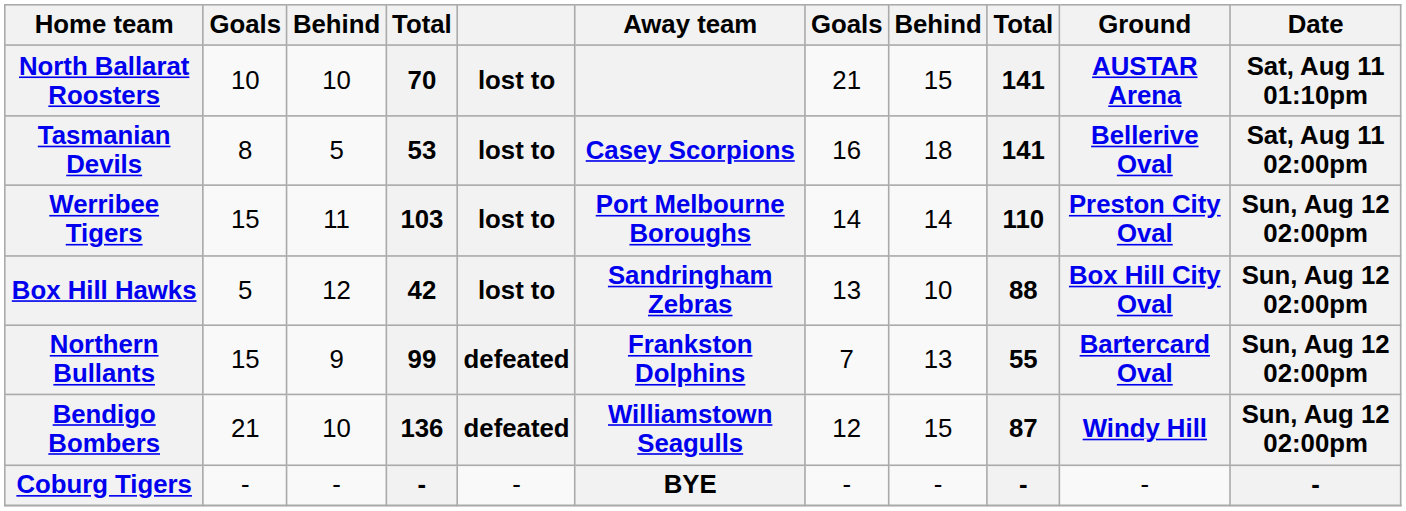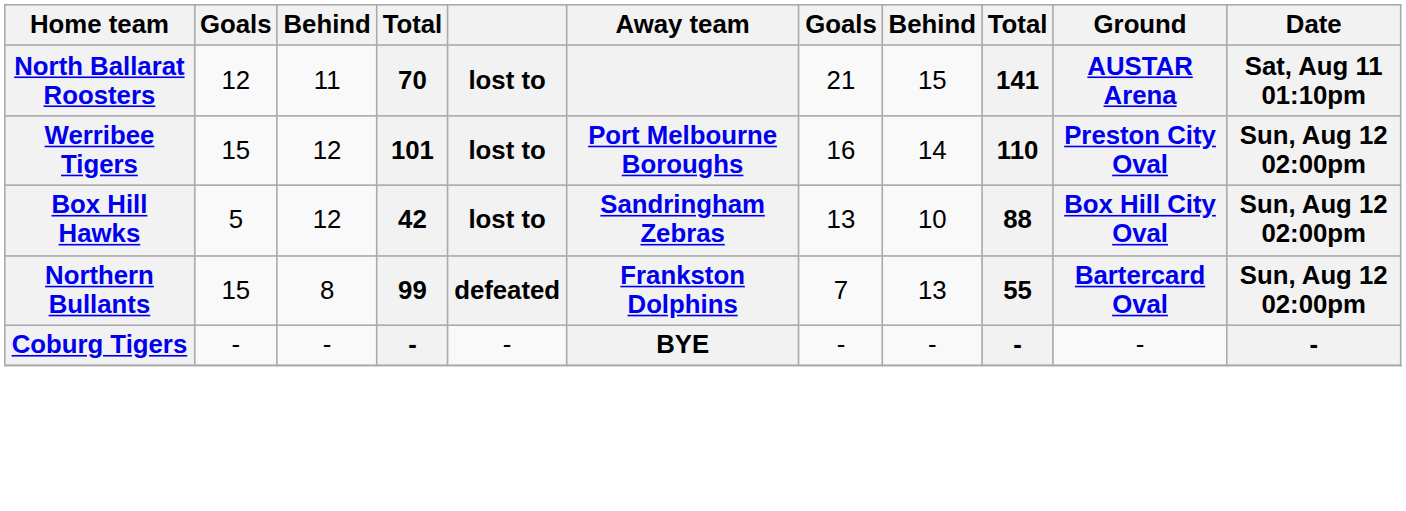(245, 80) 10 -> (236, 80) 12
(337, 80) 10 -> (327, 80) 11
- row: (104, 150)
(337, 219) 11 -> (327, 150) 12
(422, 219) 103 -> (412, 150) 101
(847, 219) 14 -> (841, 150) 16
(337, 359) 9 -> (327, 289) 8
- row: (104, 429)
